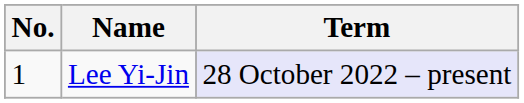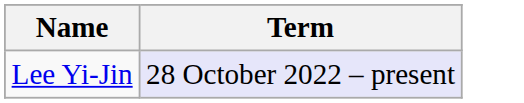- column: (33, 27)
